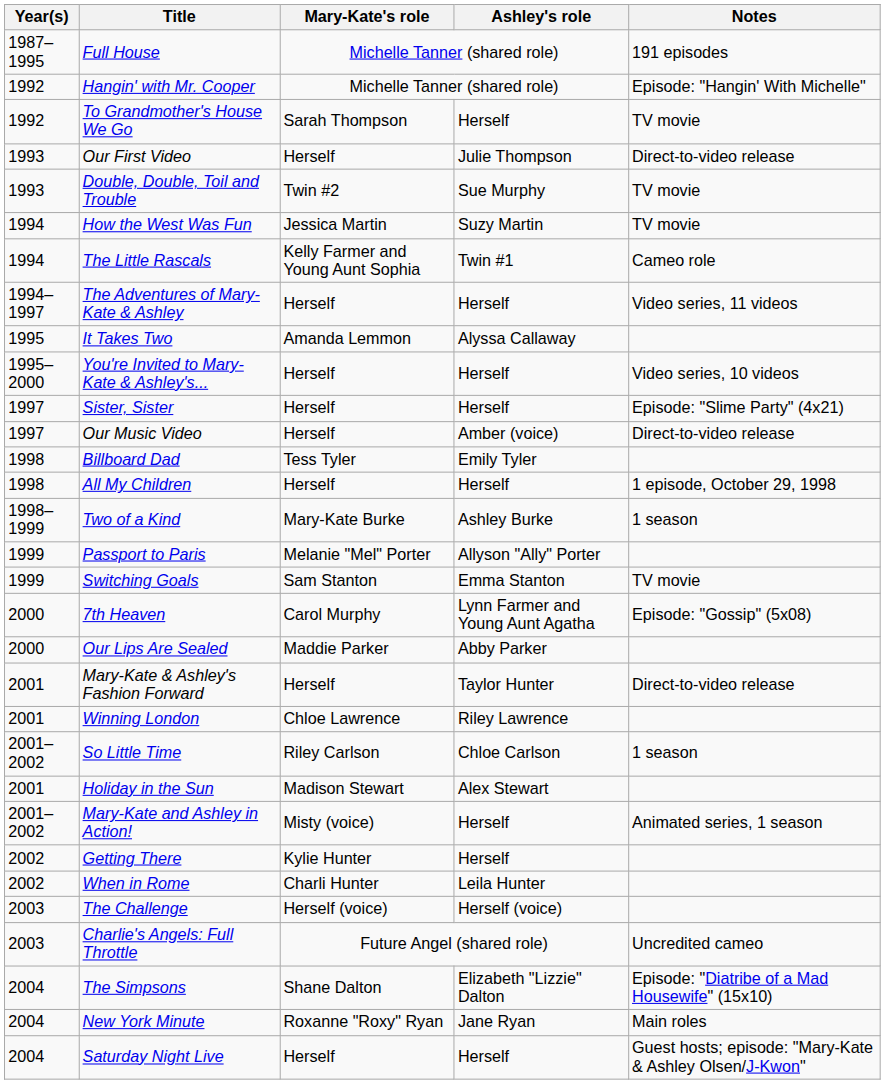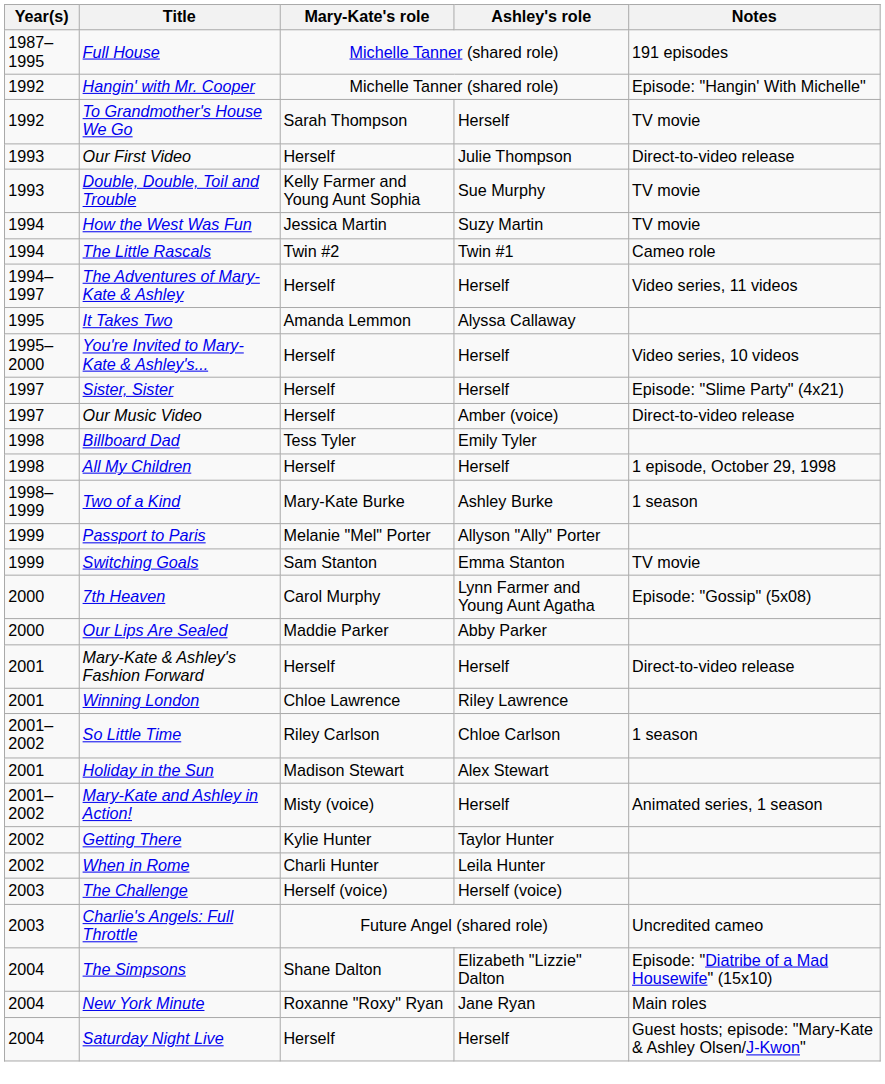(311, 190) Twin #2 -> (352, 190) Kelly Farmer and Young Aunt Sophia
(352, 260) Kelly Farmer and Young Aunt Sophia -> (311, 251) Twin #2
(506, 684) Taylor Hunter -> (483, 666) Herself
(483, 858) Herself -> (506, 839) Taylor Hunter
